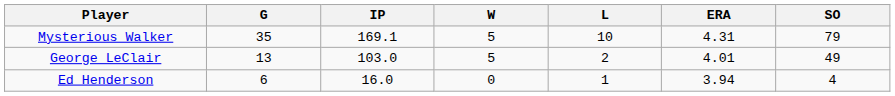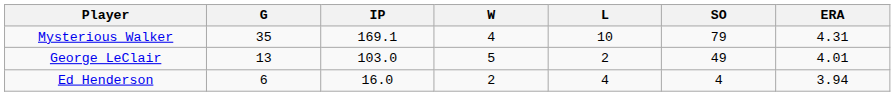columns swapped: (719, 15) <-> (833, 15)
(491, 37) 5 -> (491, 37) 4
(491, 80) 0 -> (491, 80) 2
(605, 80) 1 -> (605, 80) 4
